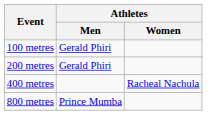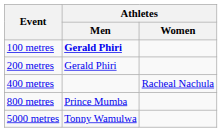(85, 48) normal -> (93, 48) bold
+ row: (33, 119)
